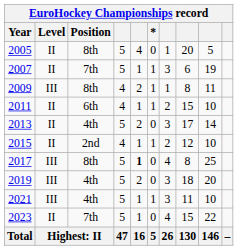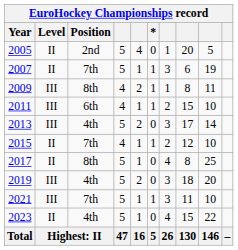(91, 50) 8th -> (91, 50) 2nd
(52, 106) II -> (52, 106) III
(52, 124) II -> (52, 124) III
(91, 143) 2nd -> (91, 143) 7th
(52, 161) III -> (52, 161) II
(139, 161) bold -> (139, 161) normal
(91, 198) 4th -> (91, 198) 7th
(91, 217) 7th -> (91, 217) 4th
